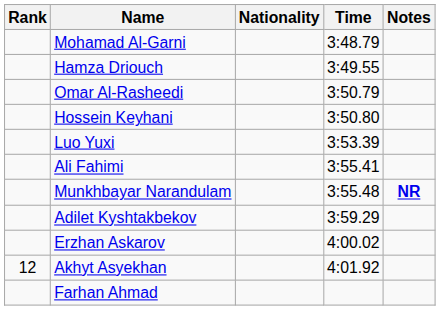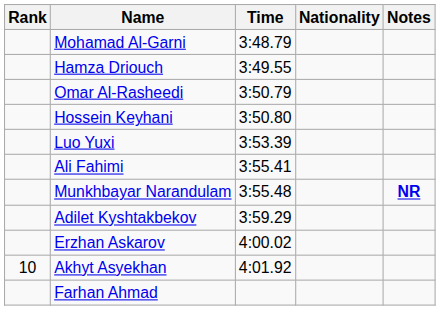columns swapped: (279, 17) <-> (353, 17)
(27, 267) 12 -> (27, 267) 10
